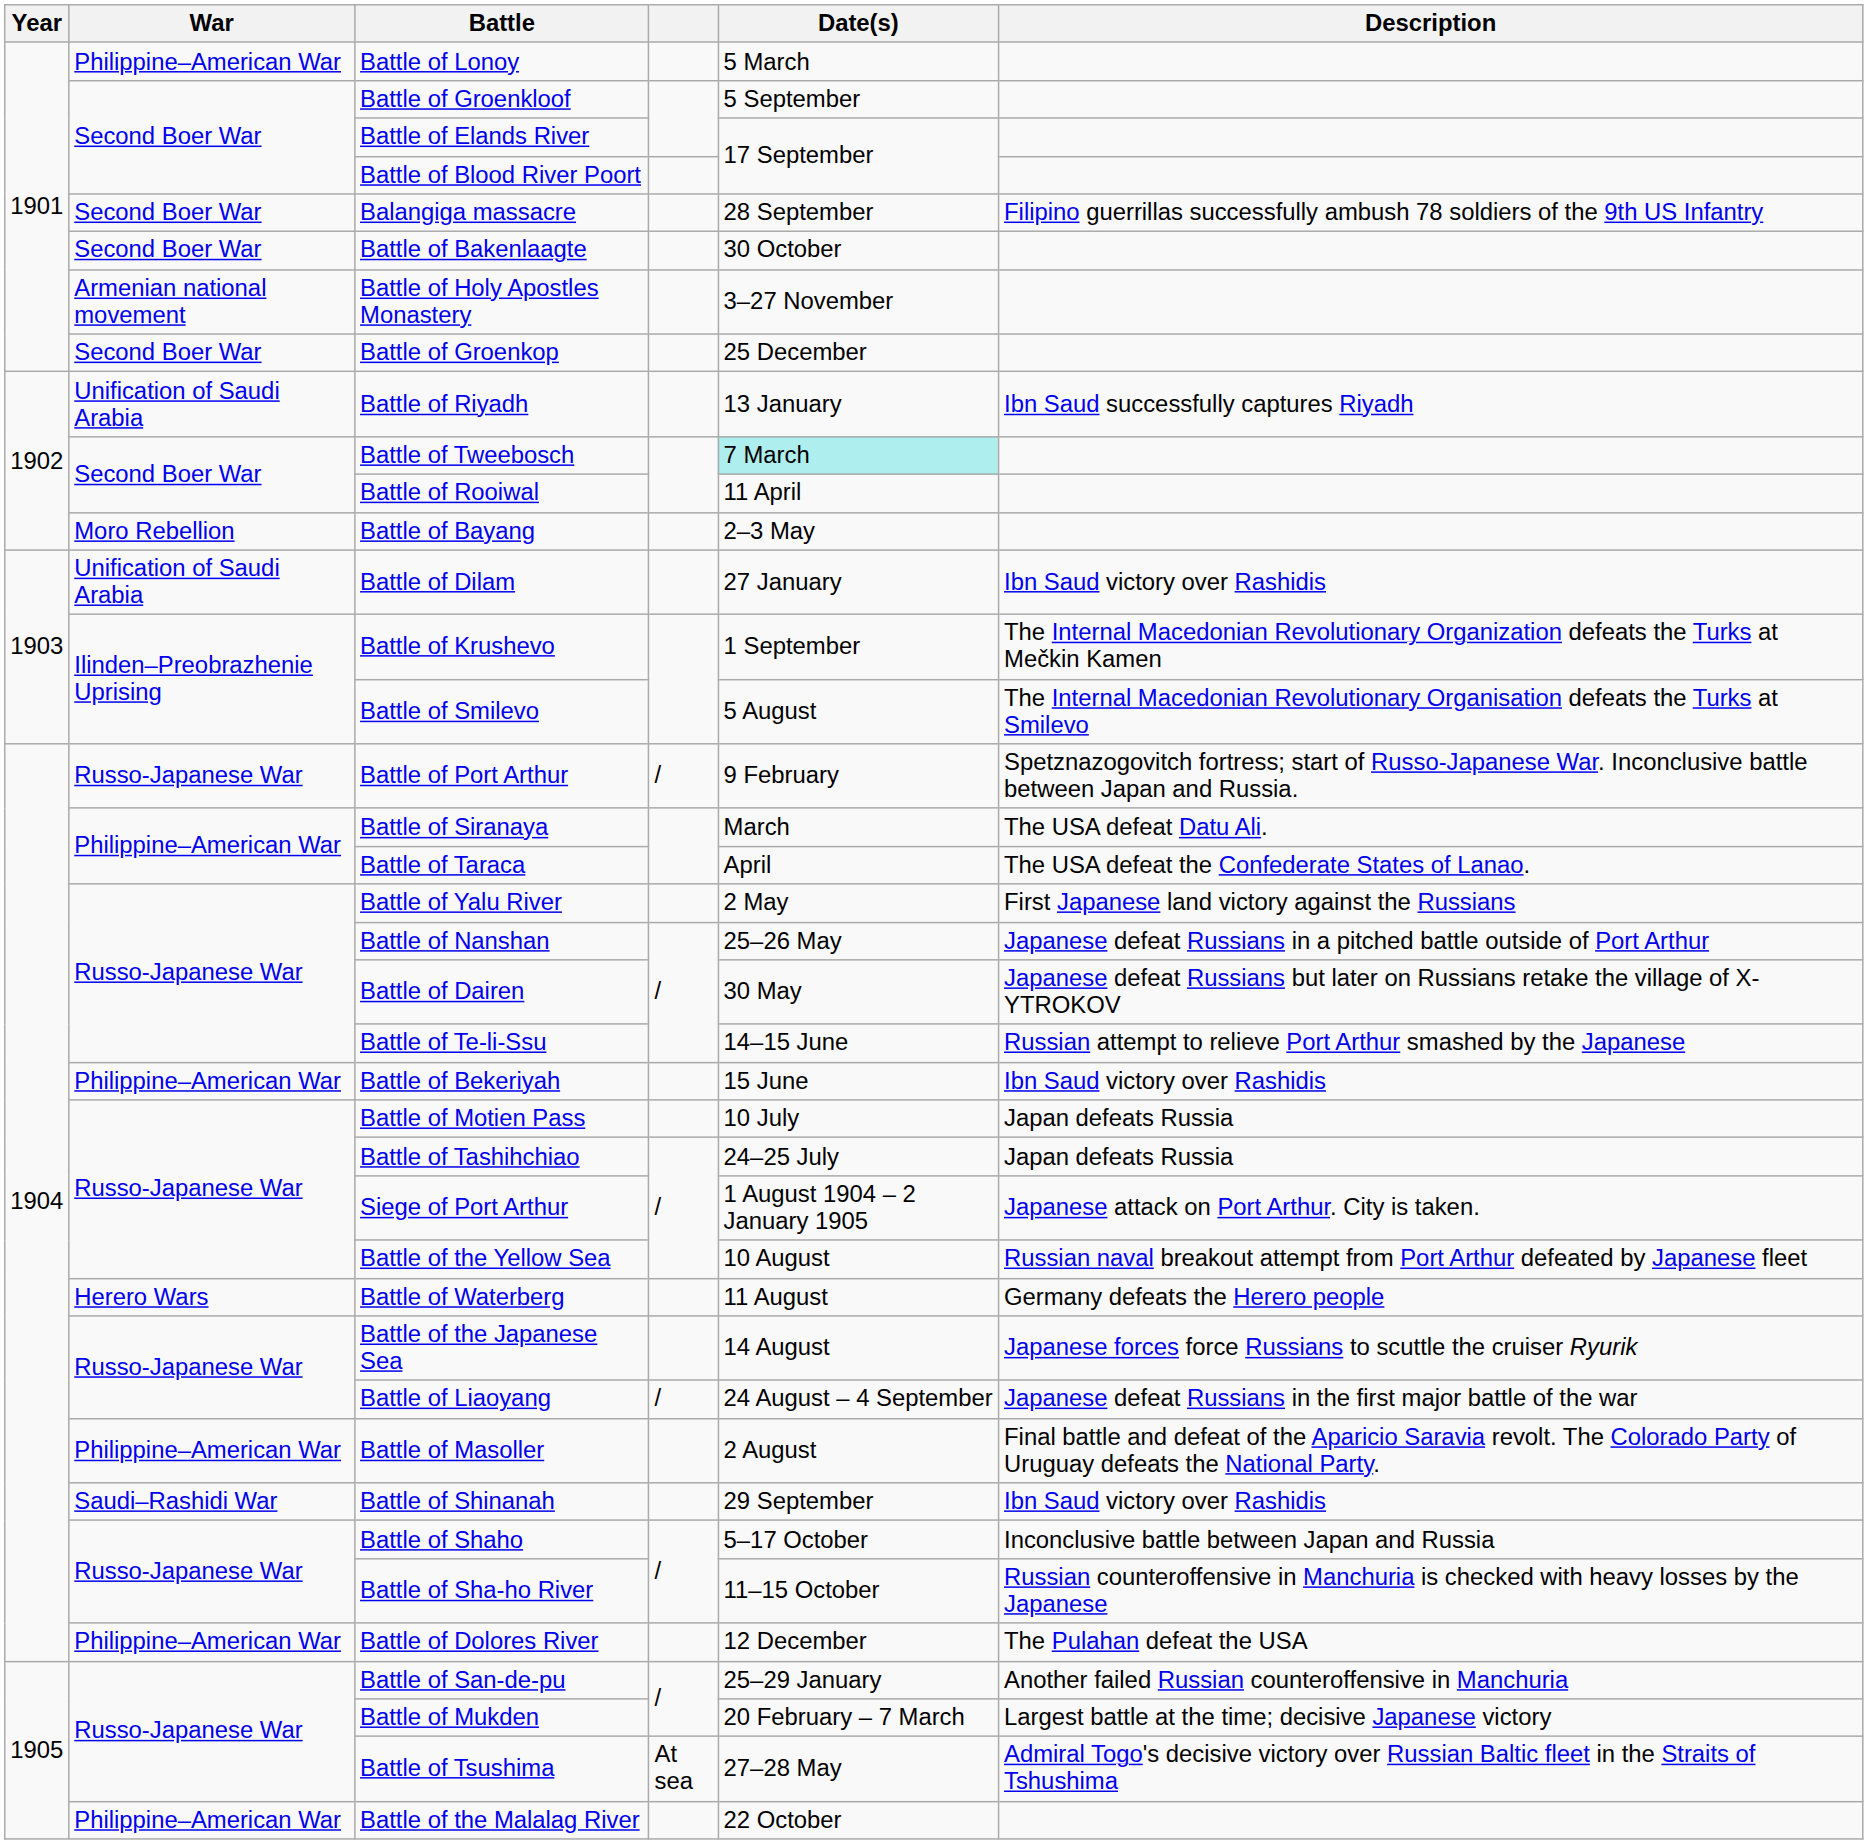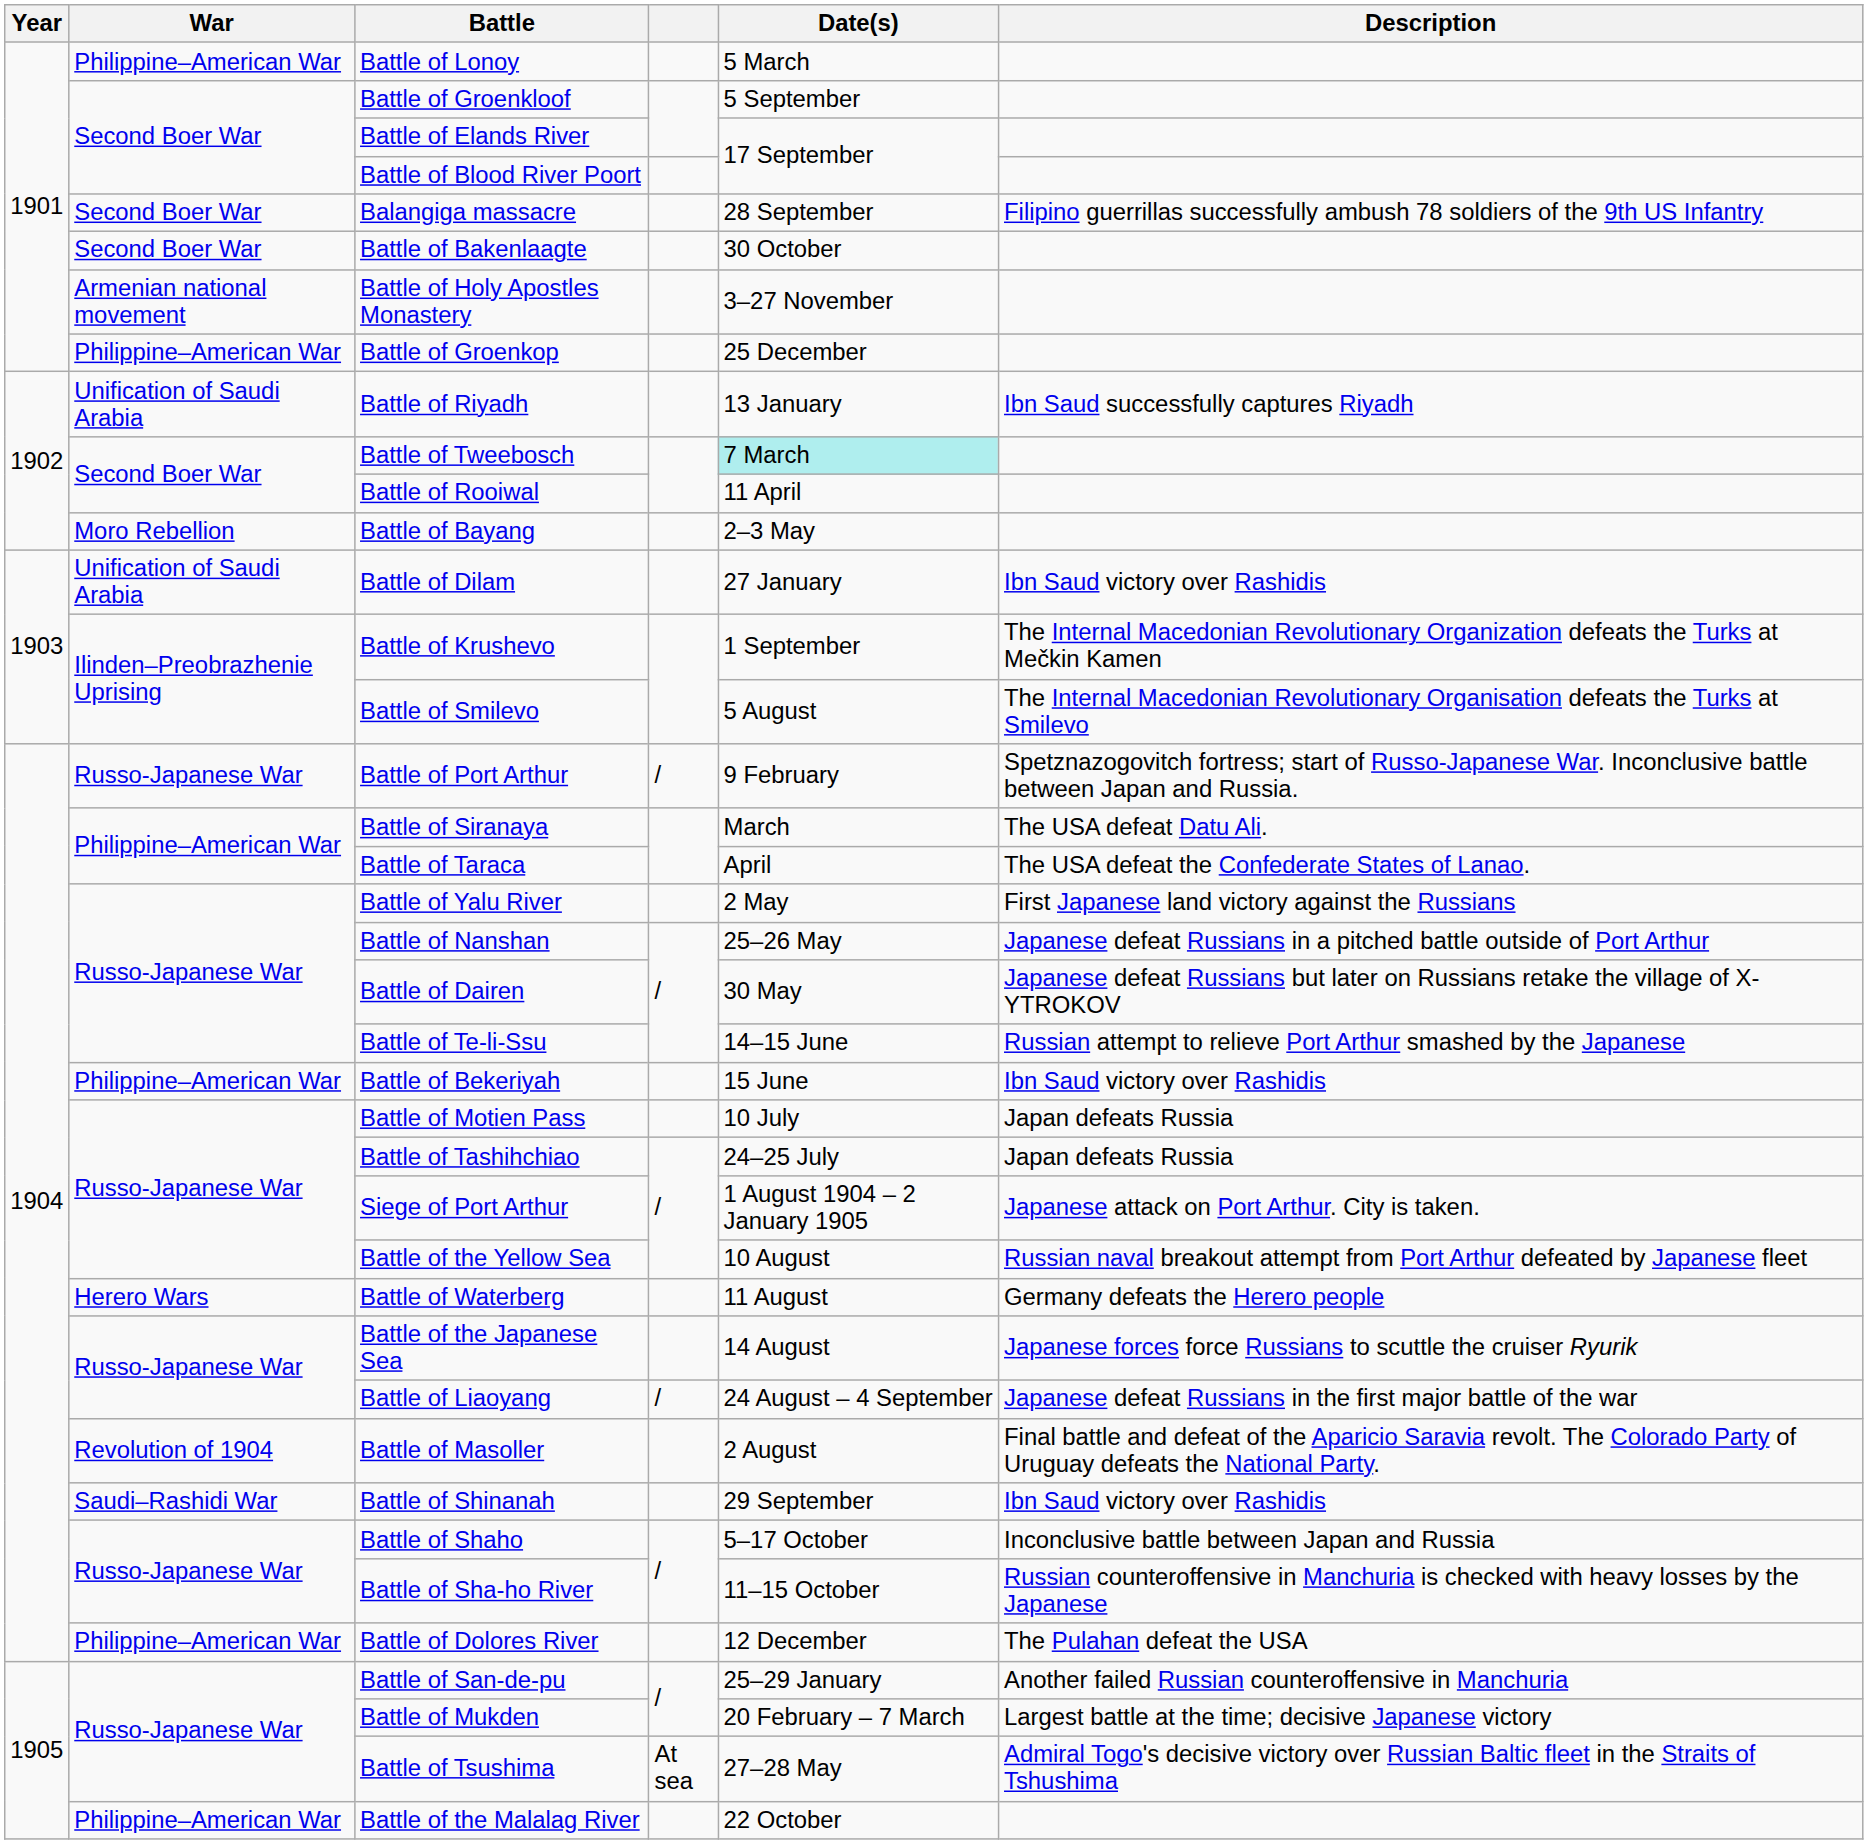(168, 352) Second Boer War -> (208, 352) Philippine–American War
(208, 1450) Philippine–American War -> (174, 1450) Revolution of 1904
